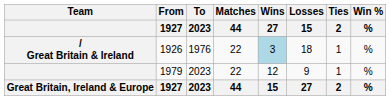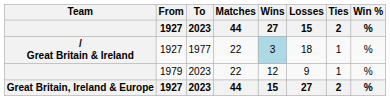(171, 50) 1926 -> (171, 50) 1927
(200, 50) 1976 -> (200, 50) 1977
